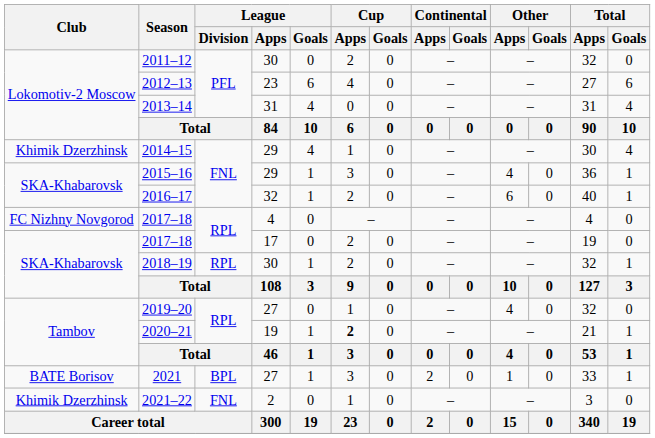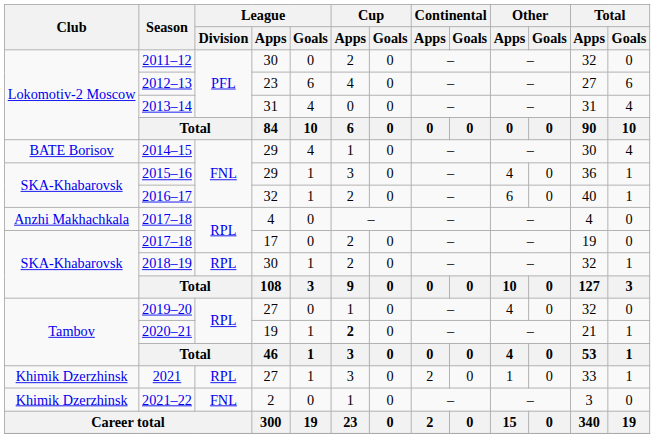(72, 151) Khimik Dzerzhinsk -> (72, 151) BATE Borisov
(72, 219) FC Nizhny Novgorod -> (72, 219) Anzhi Makhachkala
(72, 377) BATE Borisov -> (72, 377) Khimik Dzerzhinsk
(223, 377) BPL -> (223, 377) RPL
